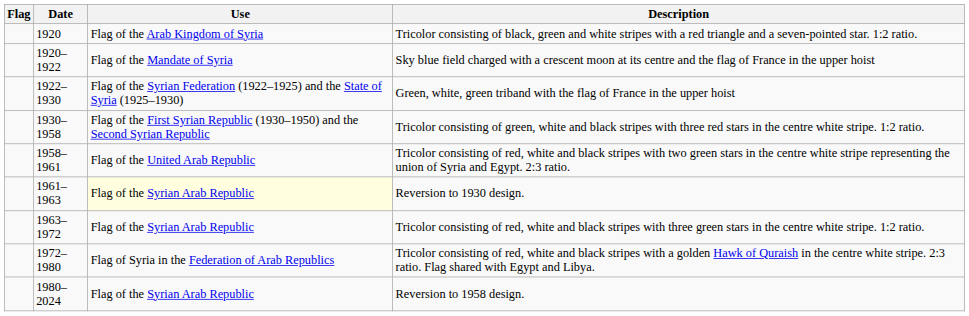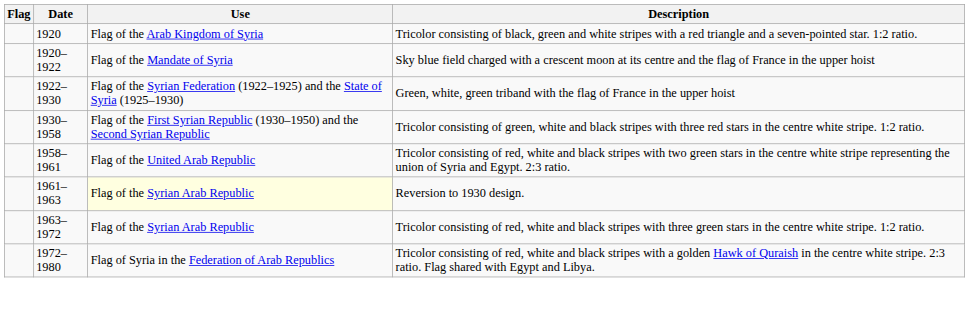- row: (460, 294)
